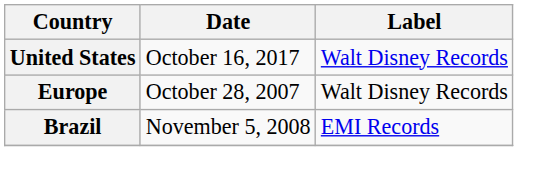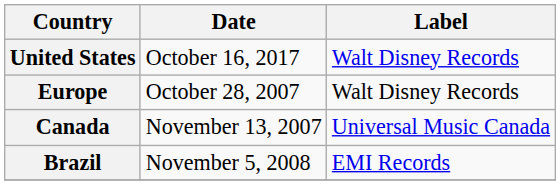+ row: (73, 127)
